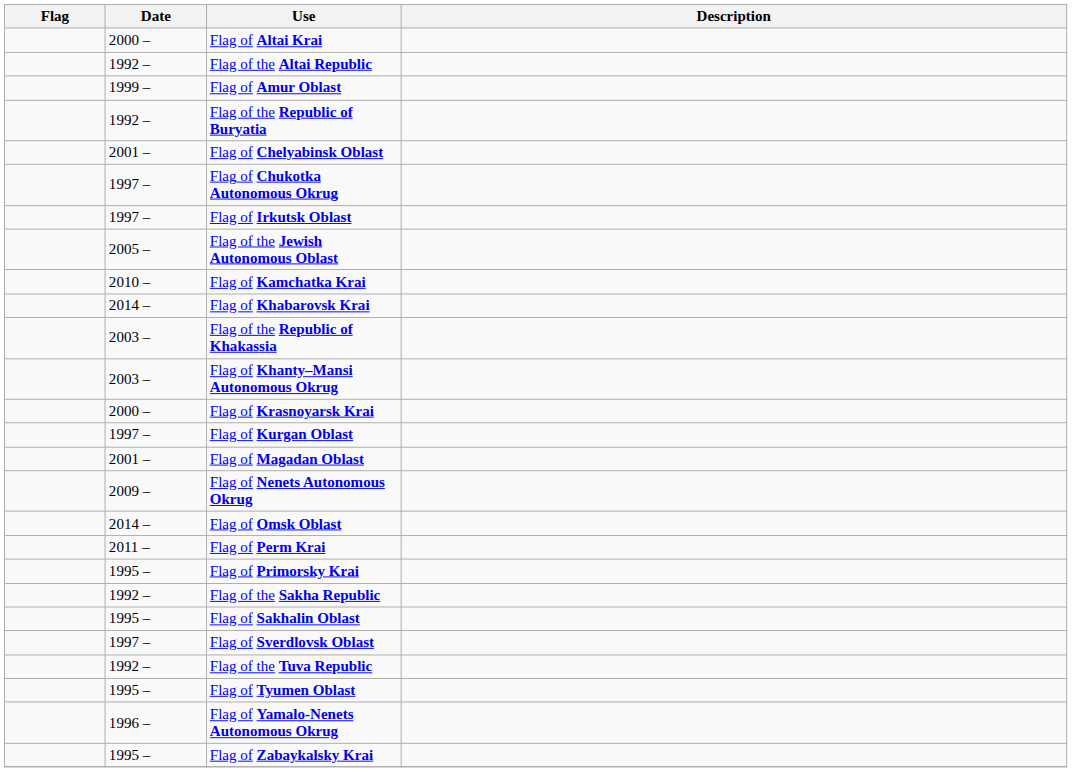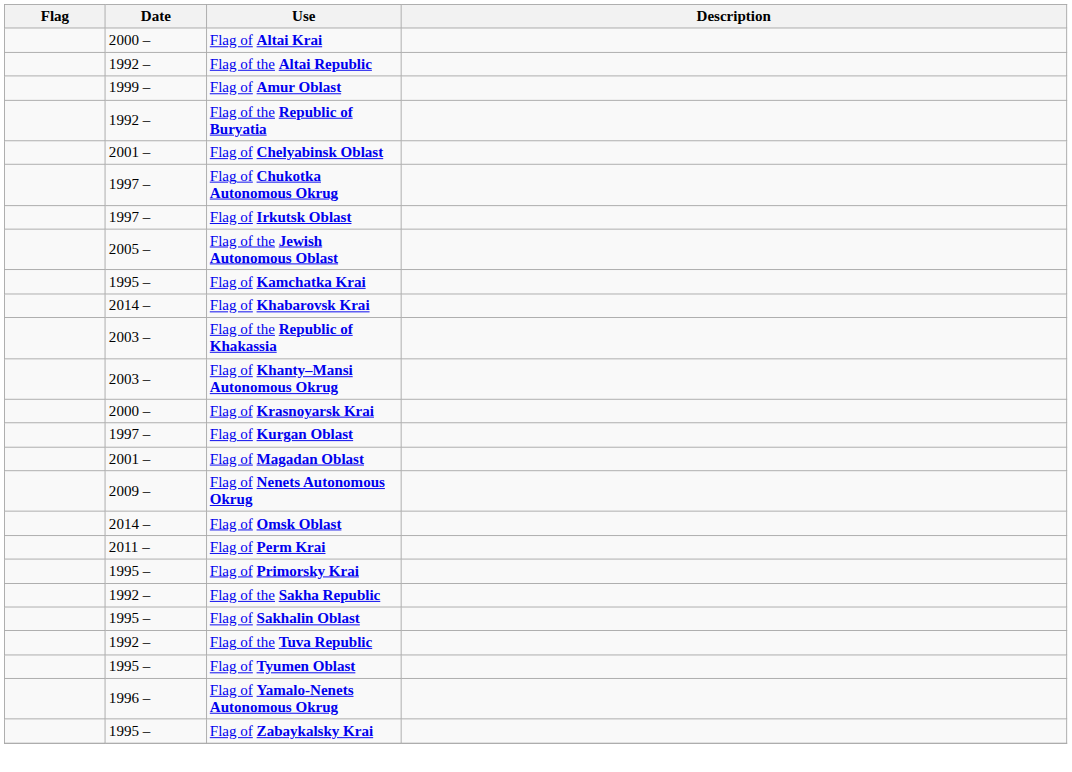(130, 281) 2010 – -> (130, 281) 1995 –
- row: (292, 642)
